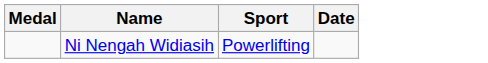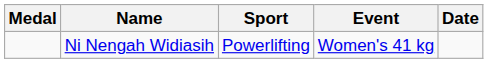+ column: (376, 18)
